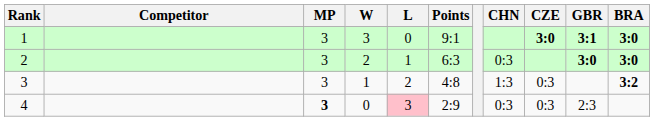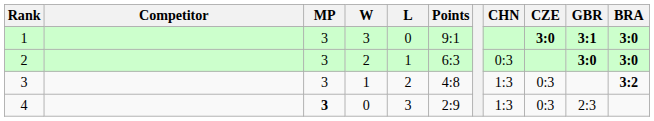(408, 104) pink background -> (408, 104) no background
(504, 104) 0:3 -> (504, 104) 1:3
